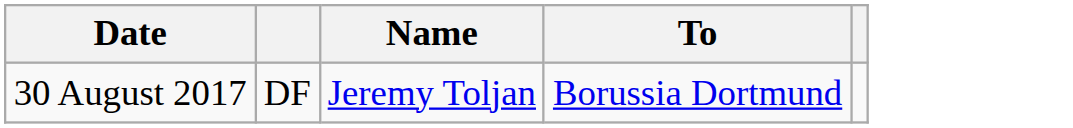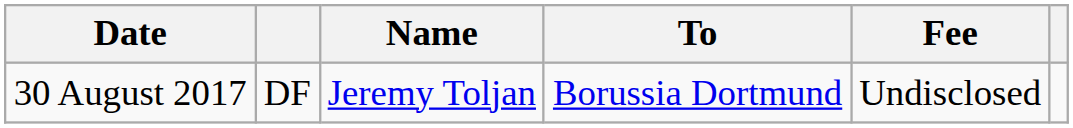+ column: (950, 33)
